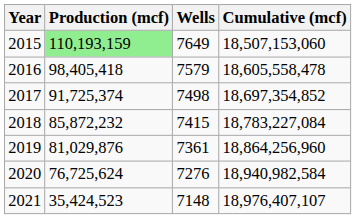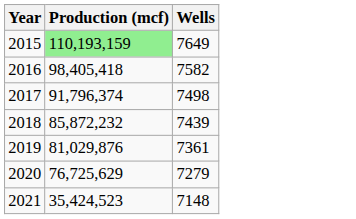- column: (285, 17)
(193, 69) 7579 -> (193, 69) 7582
(86, 95) 91,725,374 -> (86, 95) 91,796,374
(193, 122) 7415 -> (193, 122) 7439
(86, 174) 76,725,624 -> (86, 174) 76,725,629
(193, 174) 7276 -> (193, 174) 7279
